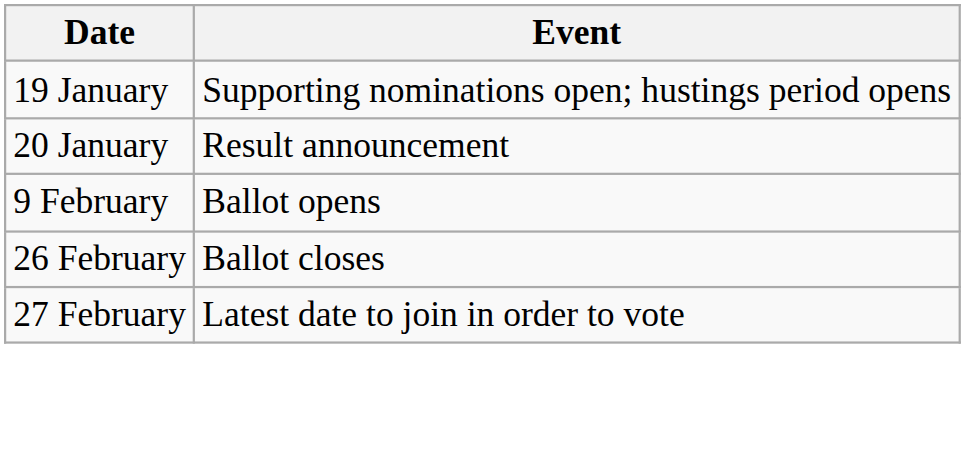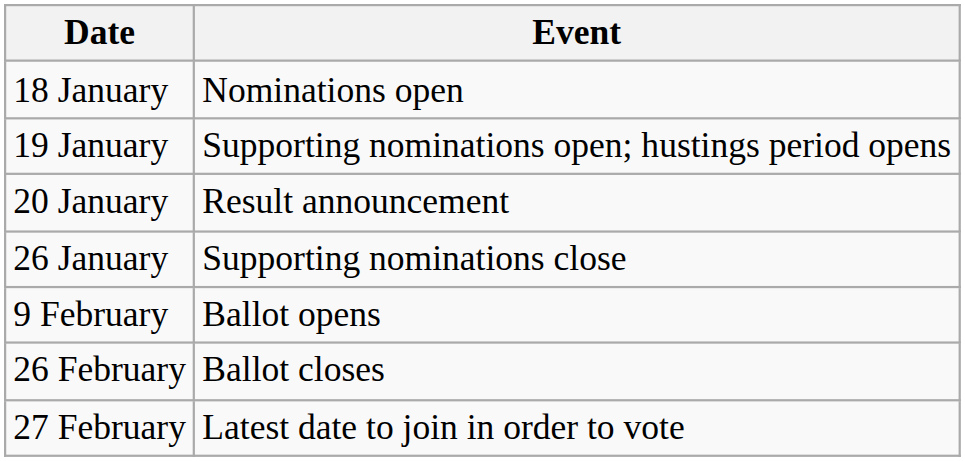+ row: (91, 88)
+ row: (91, 257)
